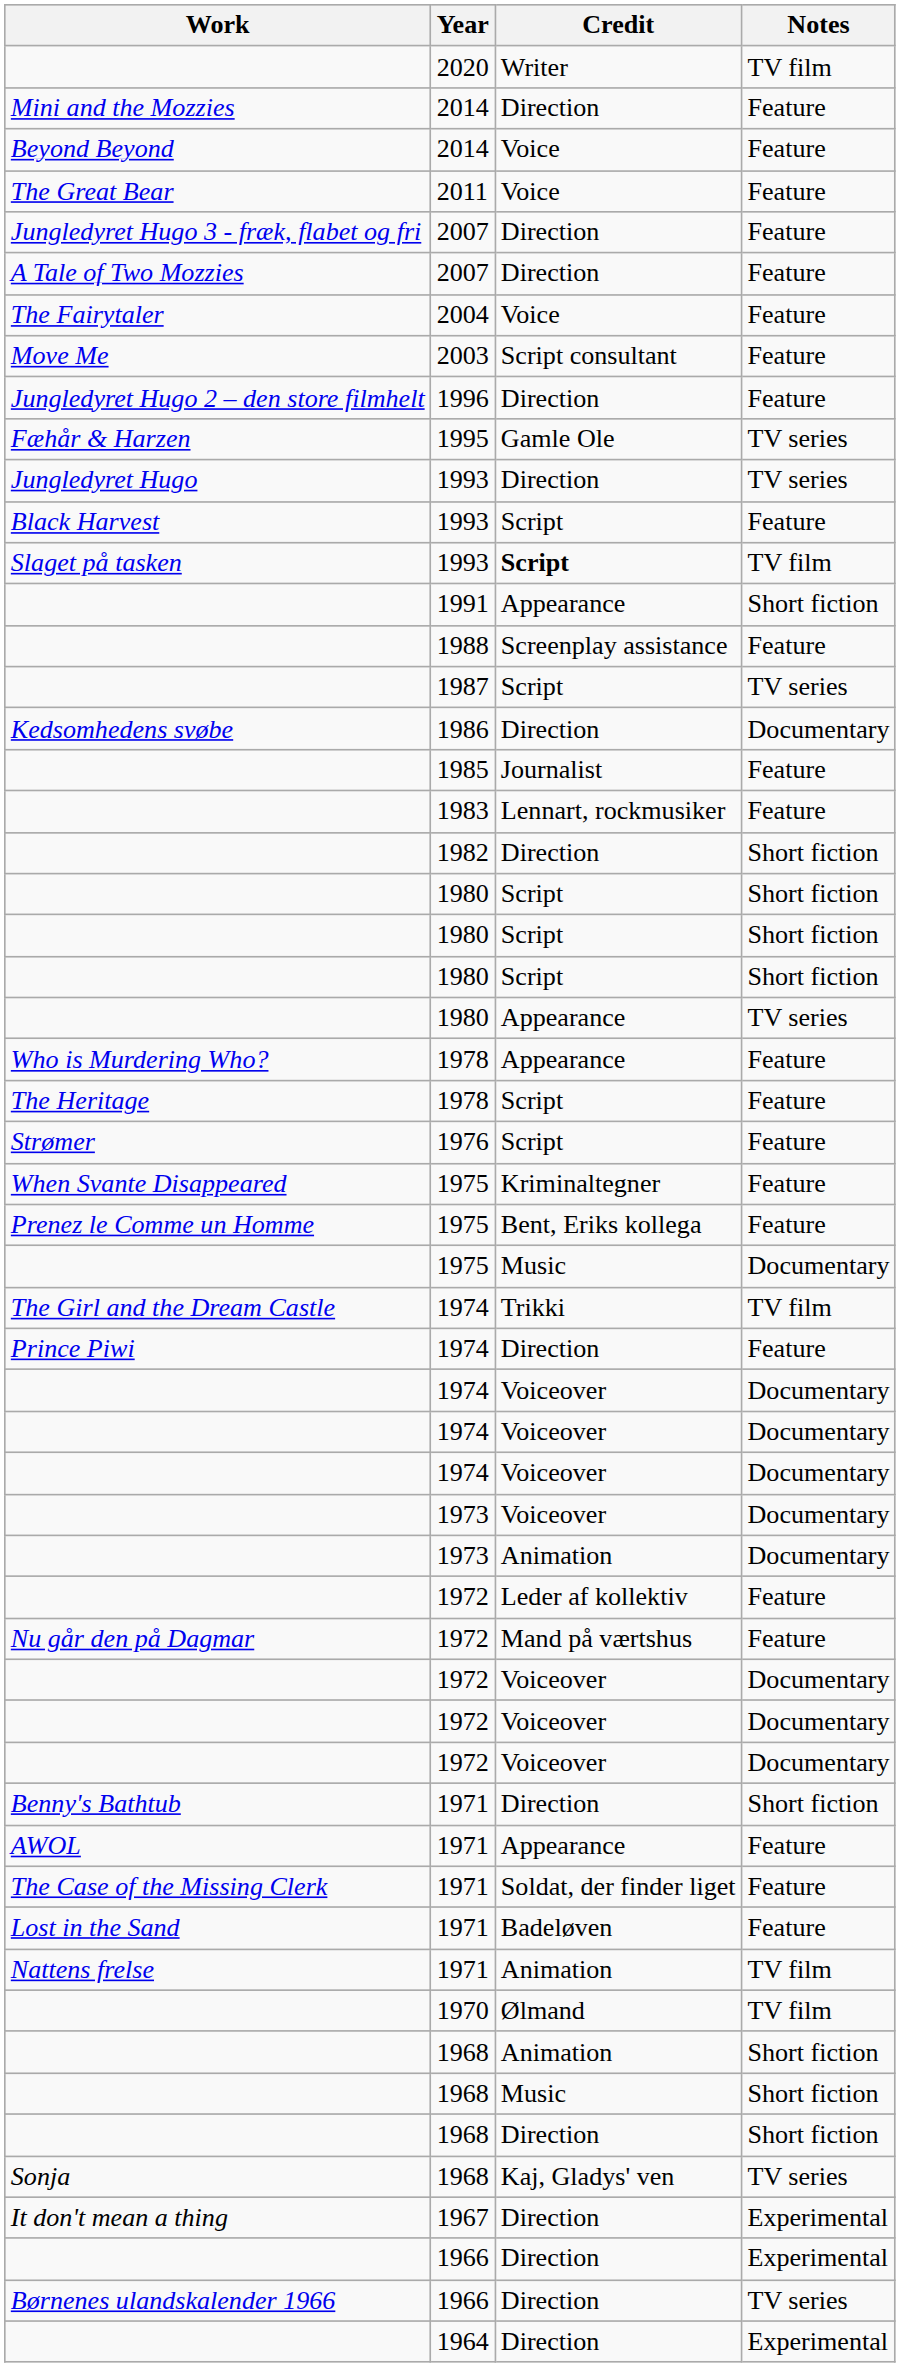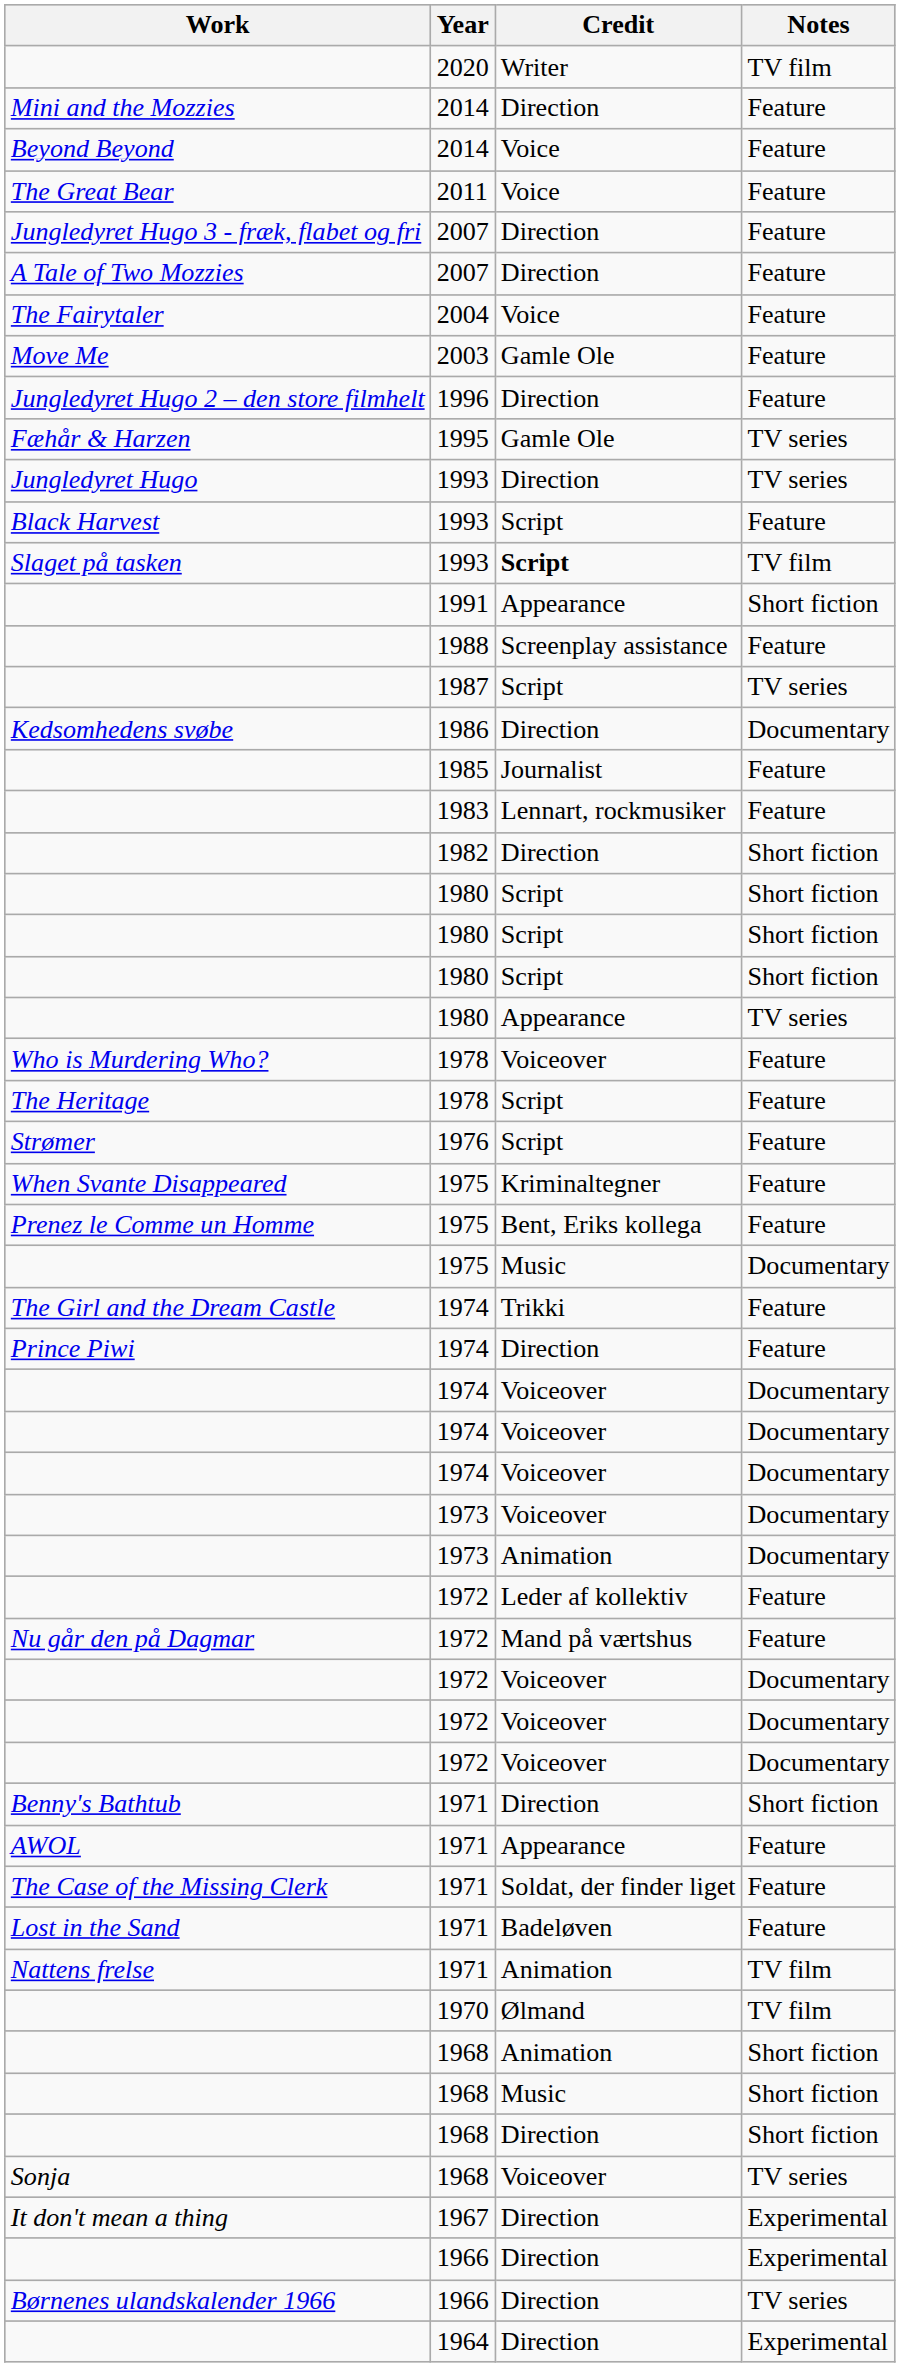(589, 356) Script consultant -> (558, 356) Gamle Ole
(563, 1059) Appearance -> (553, 1059) Voiceover
(790, 1307) TV film -> (787, 1307) Feature
(588, 2175) Kaj, Gladys' ven -> (553, 2175) Voiceover
